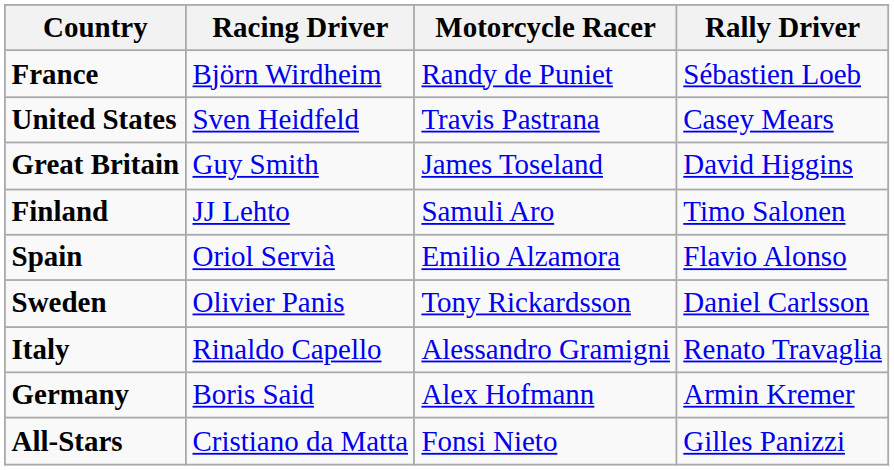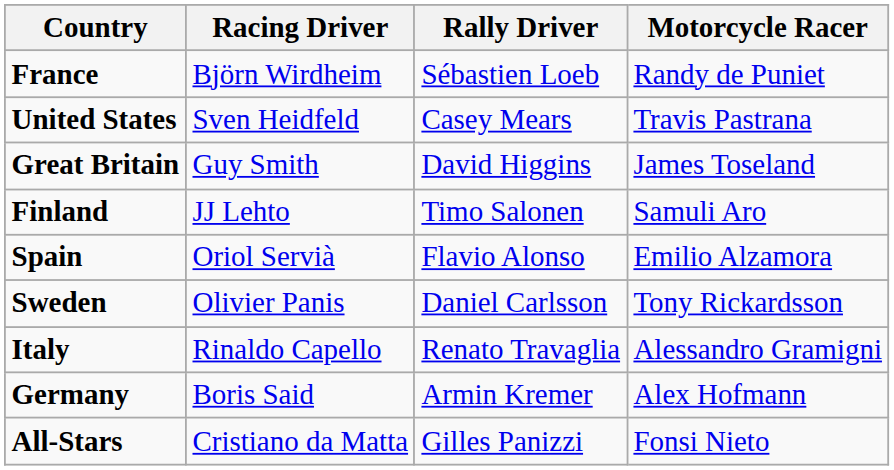columns swapped: (783, 27) <-> (546, 27)
